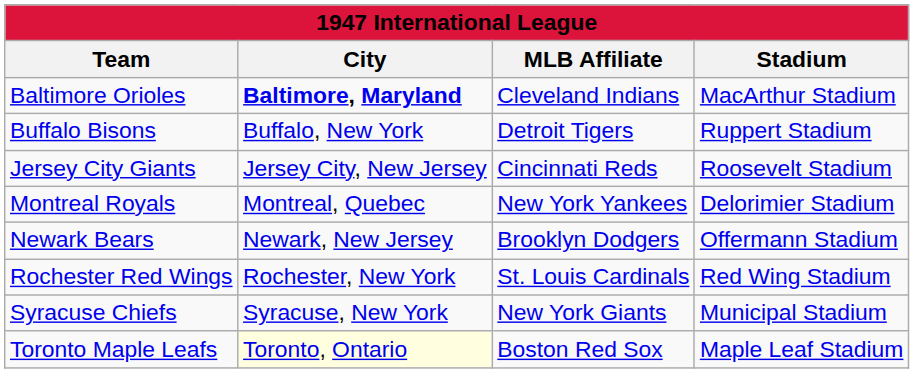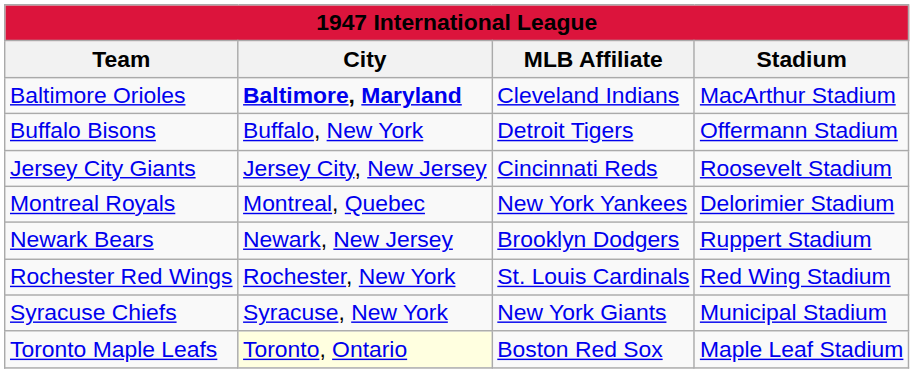(786, 131) Ruppert Stadium -> (799, 131) Offermann Stadium
(799, 240) Offermann Stadium -> (786, 240) Ruppert Stadium
